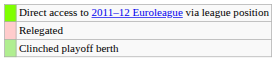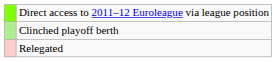rows swapped: (69, 48) <-> (41, 30)
